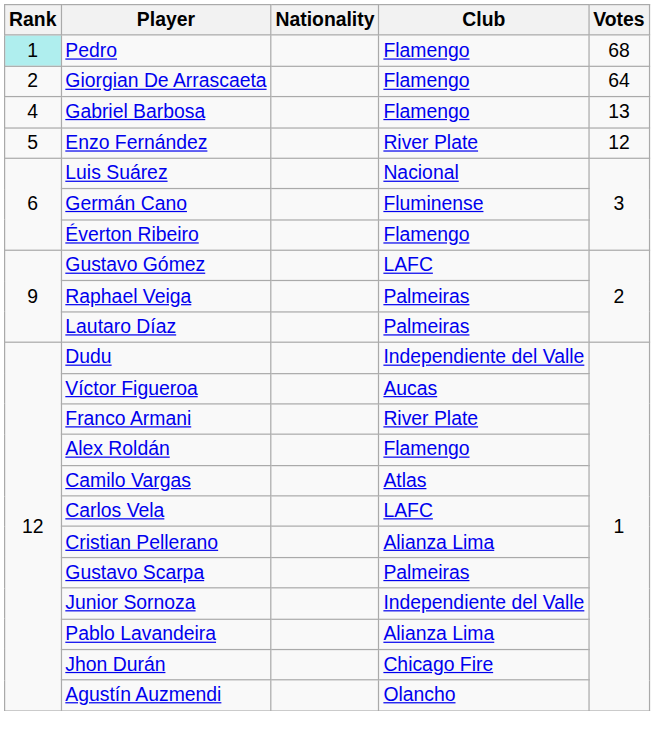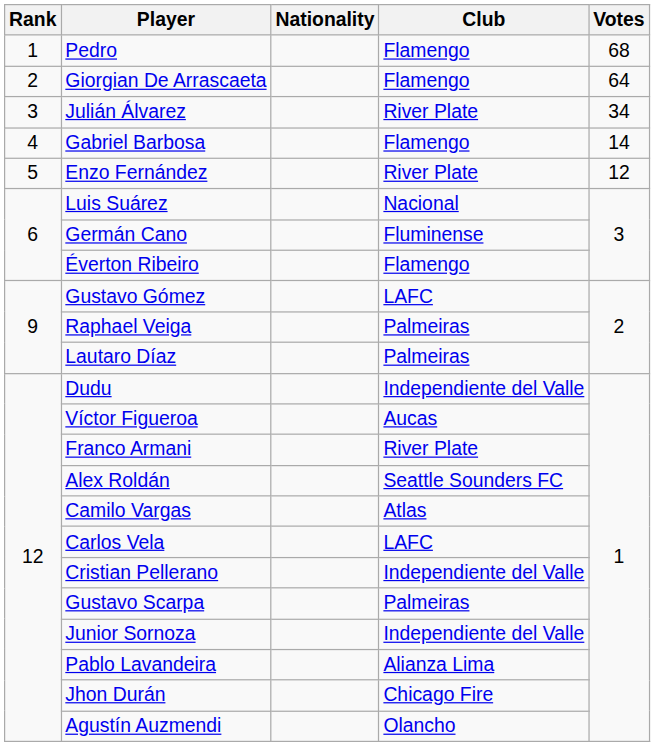(33, 50) paleturquoise background -> (33, 50) no background
+ row: (126, 111)
(619, 111) 13 -> (619, 142) 14
(426, 449) Flamengo -> (473, 480) Seattle Sounders FC
(439, 541) Alianza Lima -> (484, 572) Independiente del Valle
